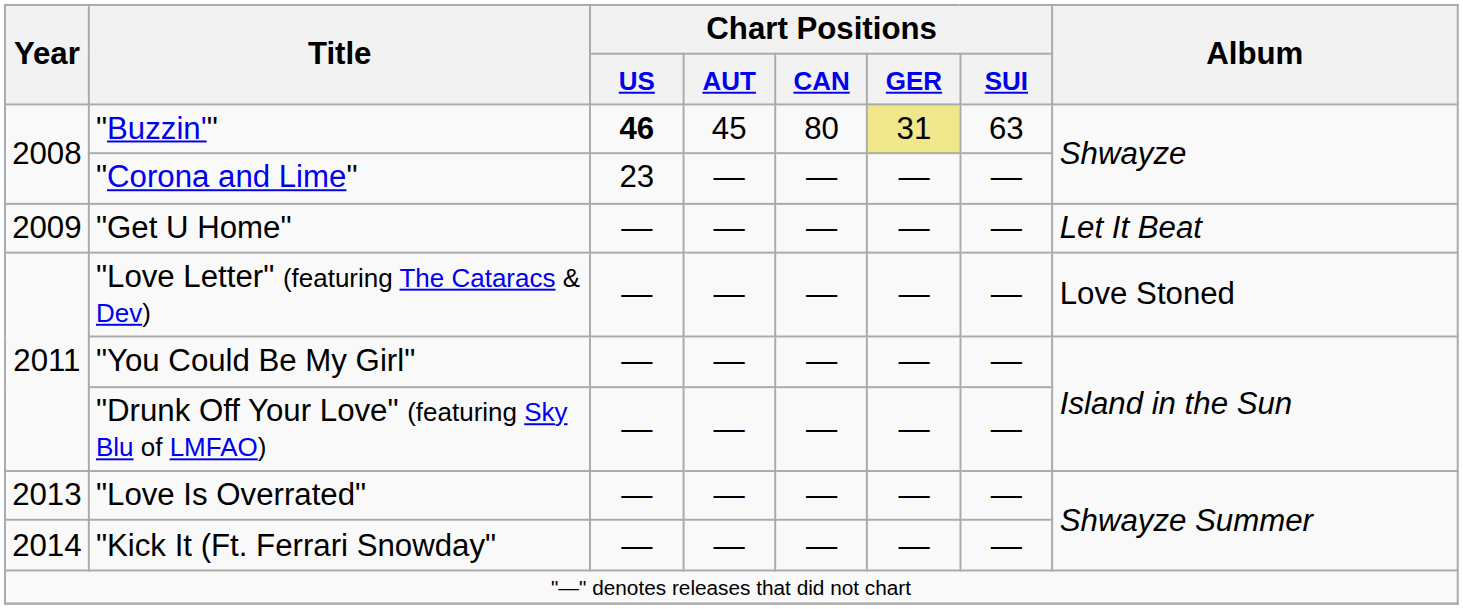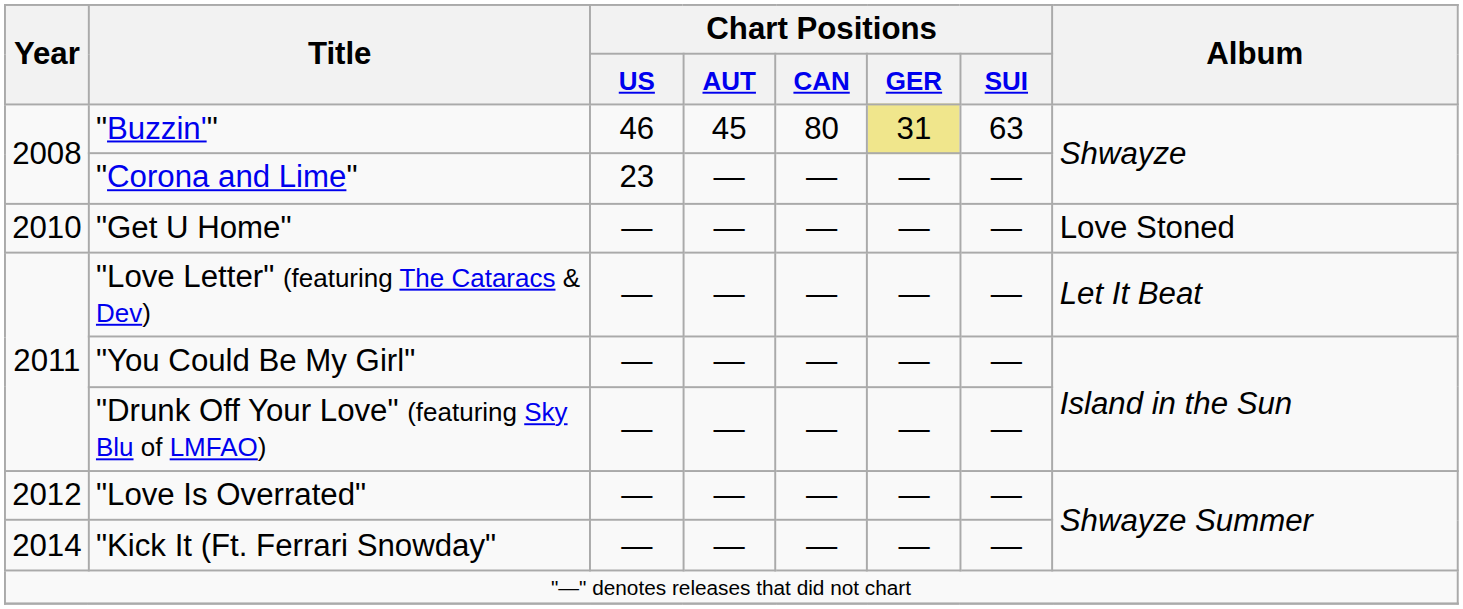(637, 128) bold -> (637, 128) normal
(47, 227) 2009 -> (47, 227) 2010
(1131, 227) Let It Beat -> (1147, 227) Love Stoned
(1147, 294) Love Stoned -> (1131, 294) Let It Beat
(47, 495) 2013 -> (47, 495) 2012
